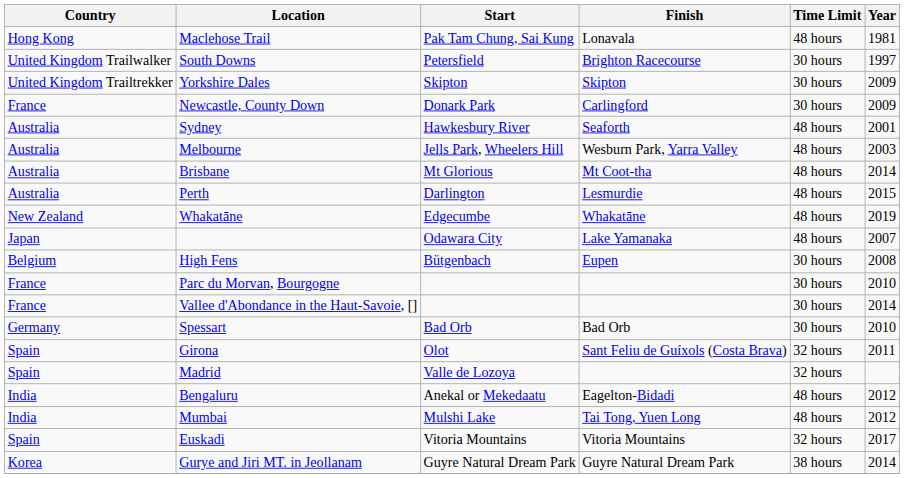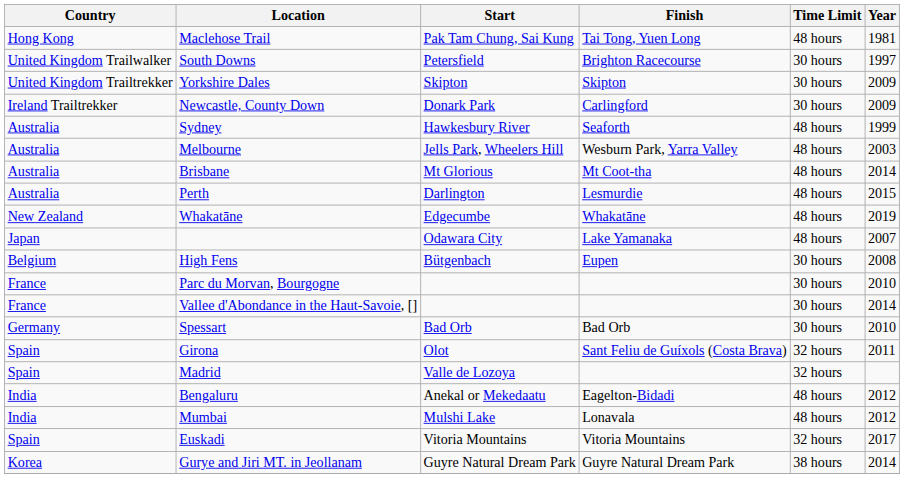(608, 37) Lonavala -> (641, 37) Tai Tong, Yuen Long
(27, 104) France -> (63, 104) Ireland Trailtrekker
(882, 127) 2001 -> (882, 127) 1999
(641, 417) Tai Tong, Yuen Long -> (608, 417) Lonavala
